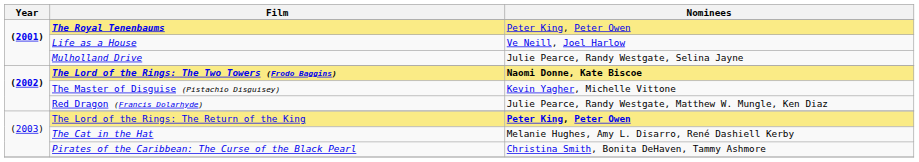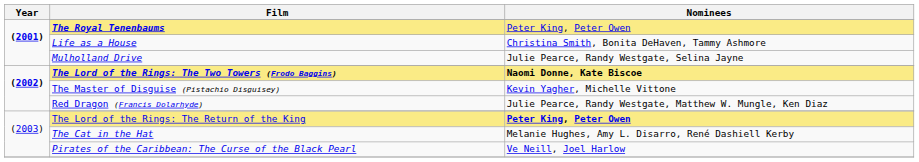(566, 42) Ve Neill, Joel Harlow -> (636, 42) Christina Smith, Bonita DeHaven, Tammy Ashmore
(636, 149) Christina Smith, Bonita DeHaven, Tammy Ashmore -> (566, 149) Ve Neill, Joel Harlow
